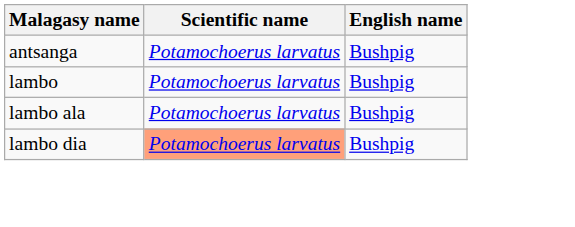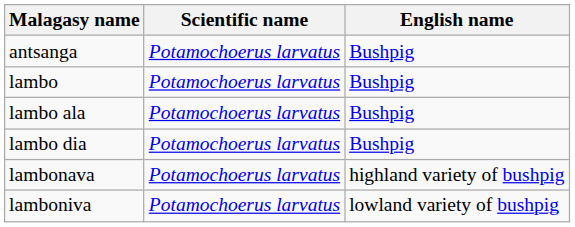(244, 143) lightsalmon background -> (244, 143) no background
+ row: (52, 174)
+ row: (50, 205)
